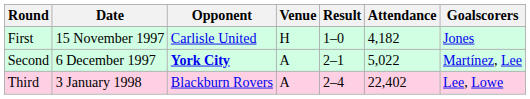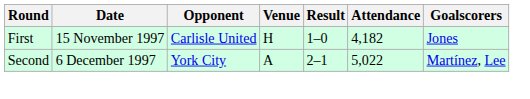(200, 60) bold -> (198, 60) normal
- row: (23, 82)
